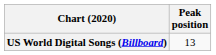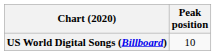(190, 42) 13 -> (190, 42) 10
